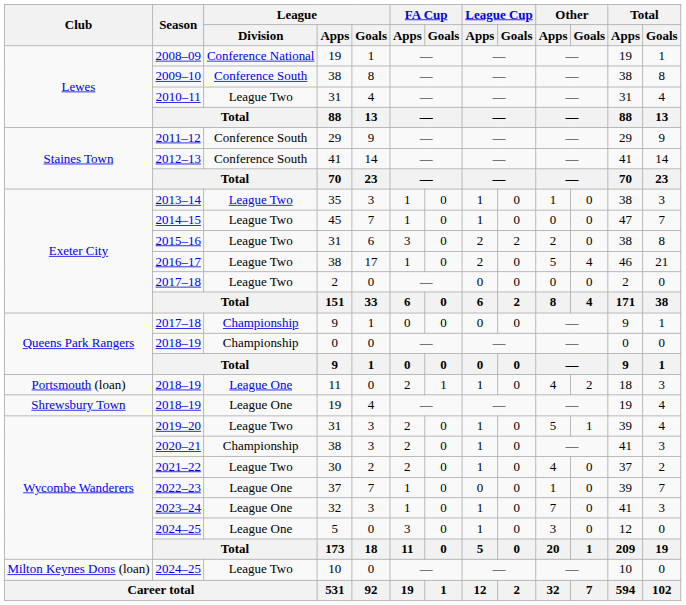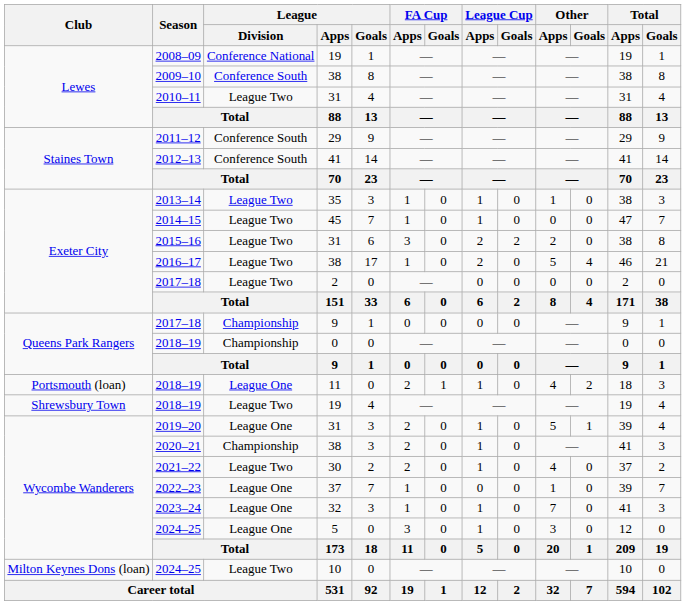(261, 405) League One -> (261, 405) League Two
(261, 425) League Two -> (261, 425) League One
